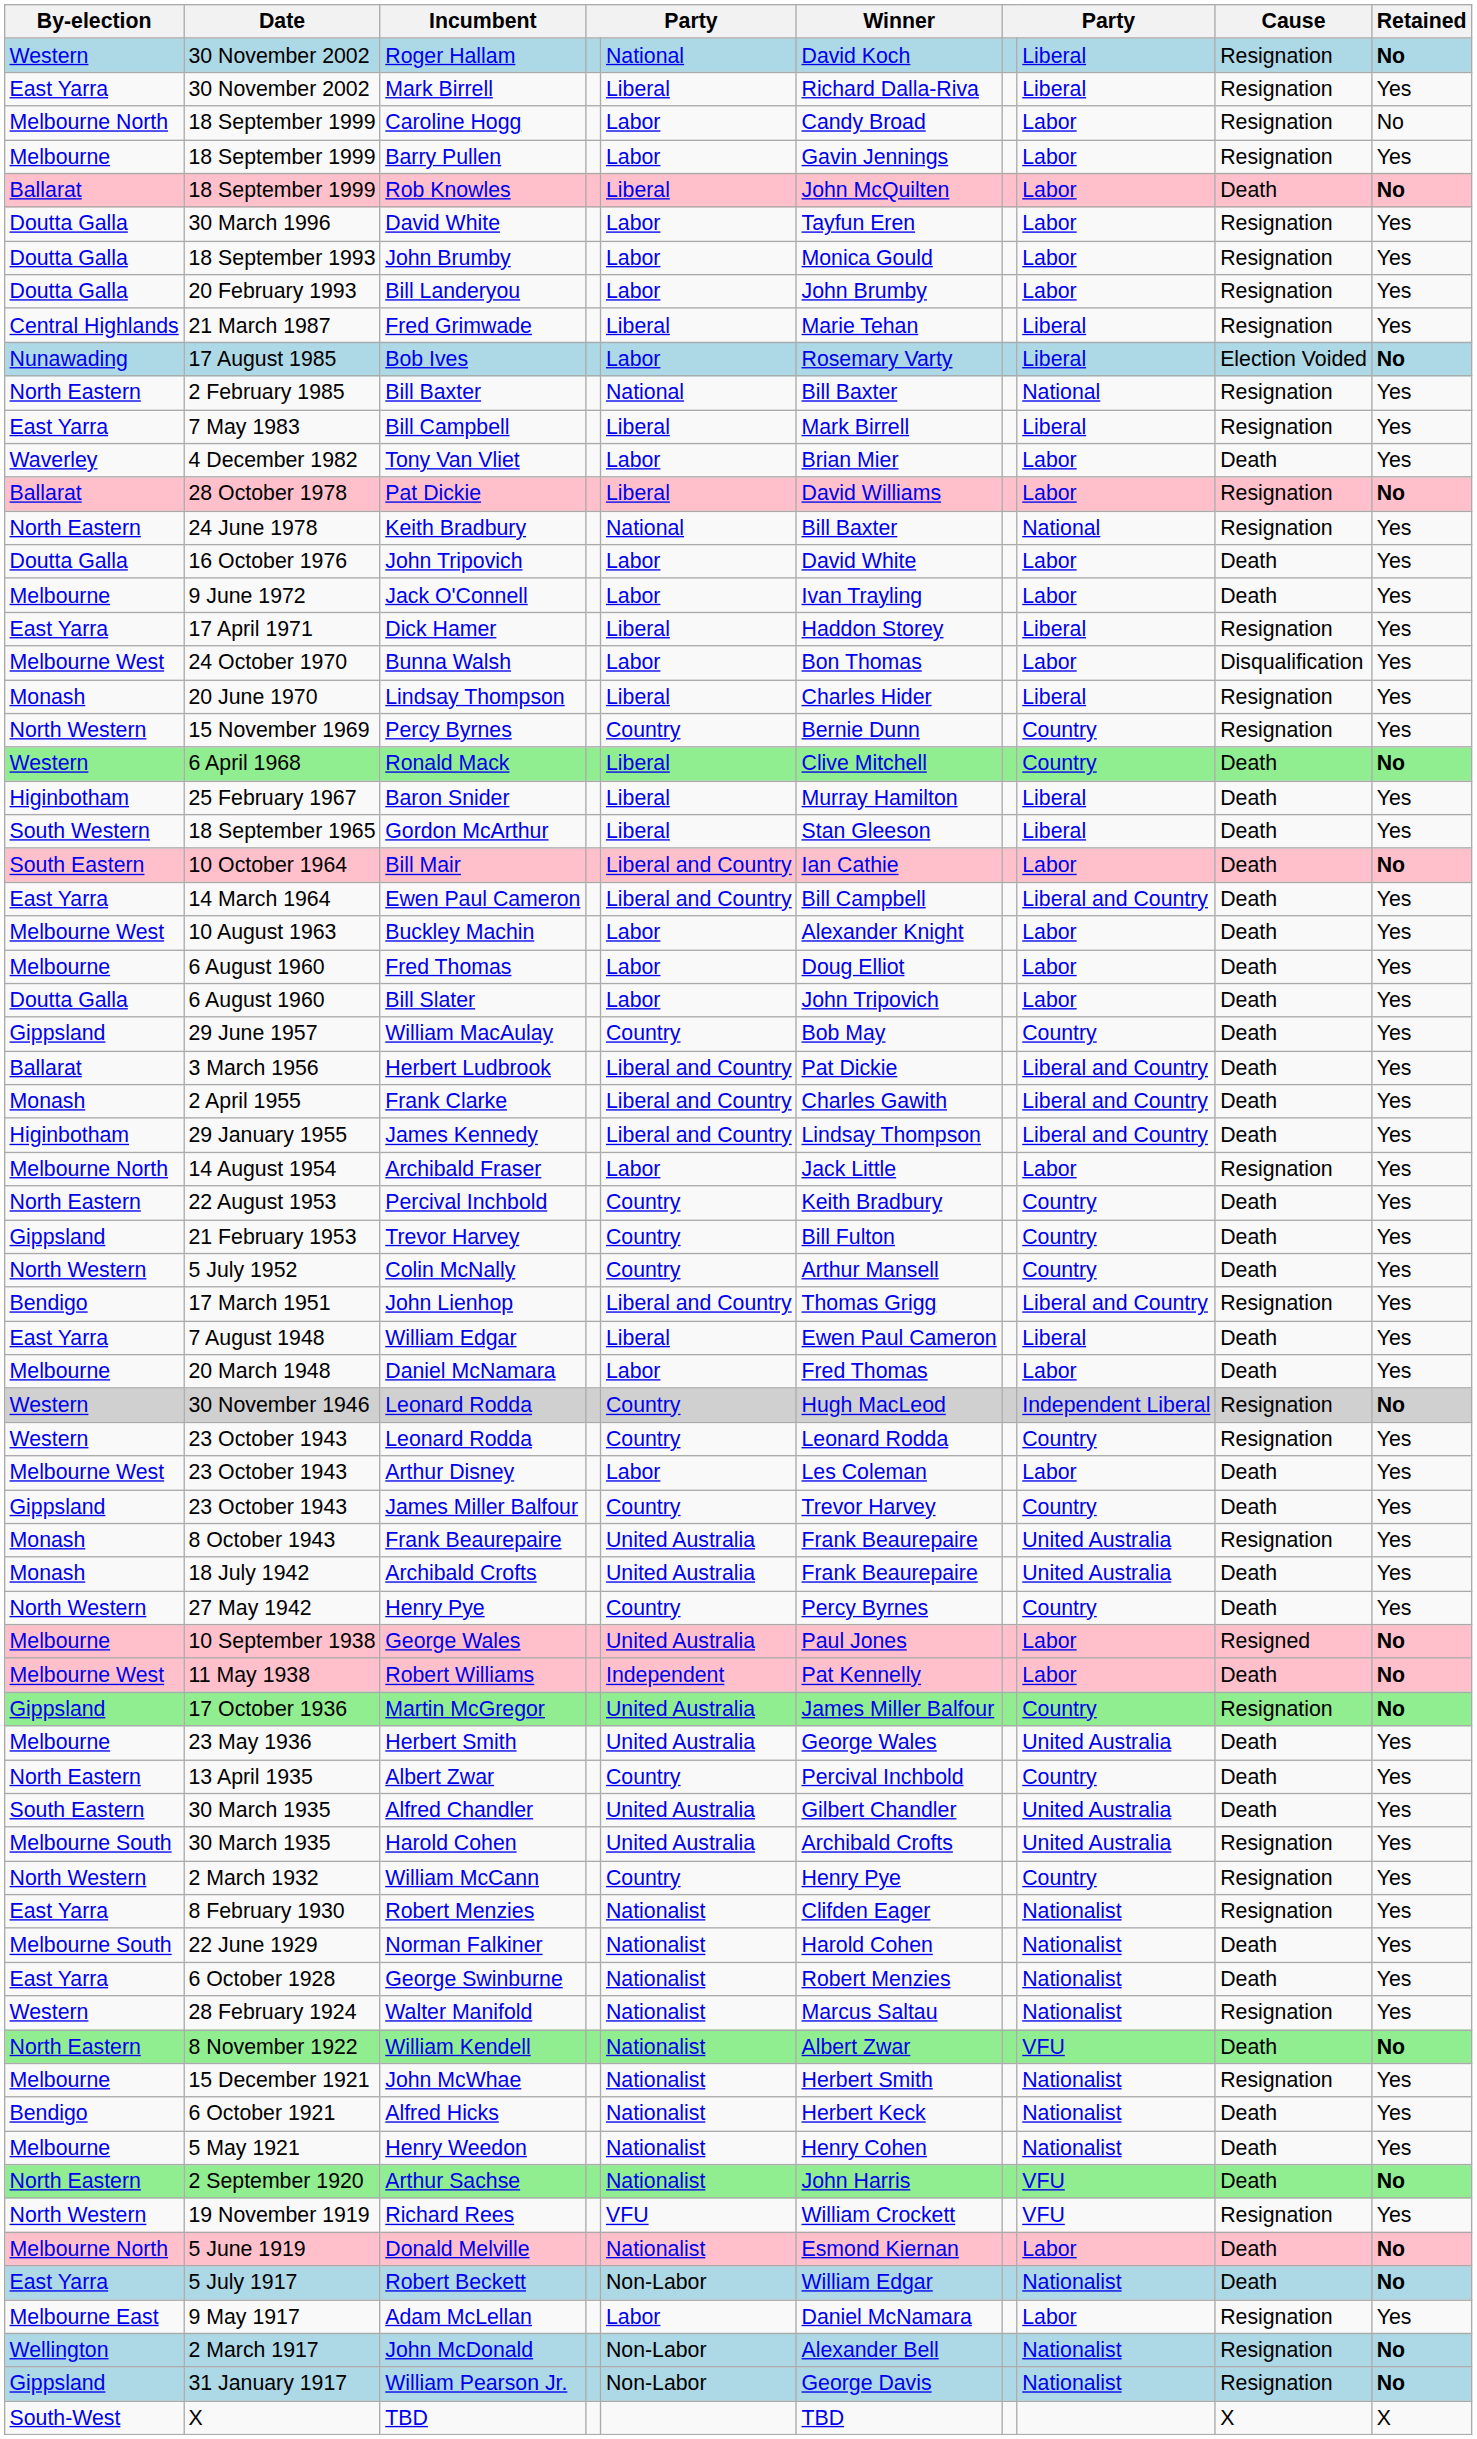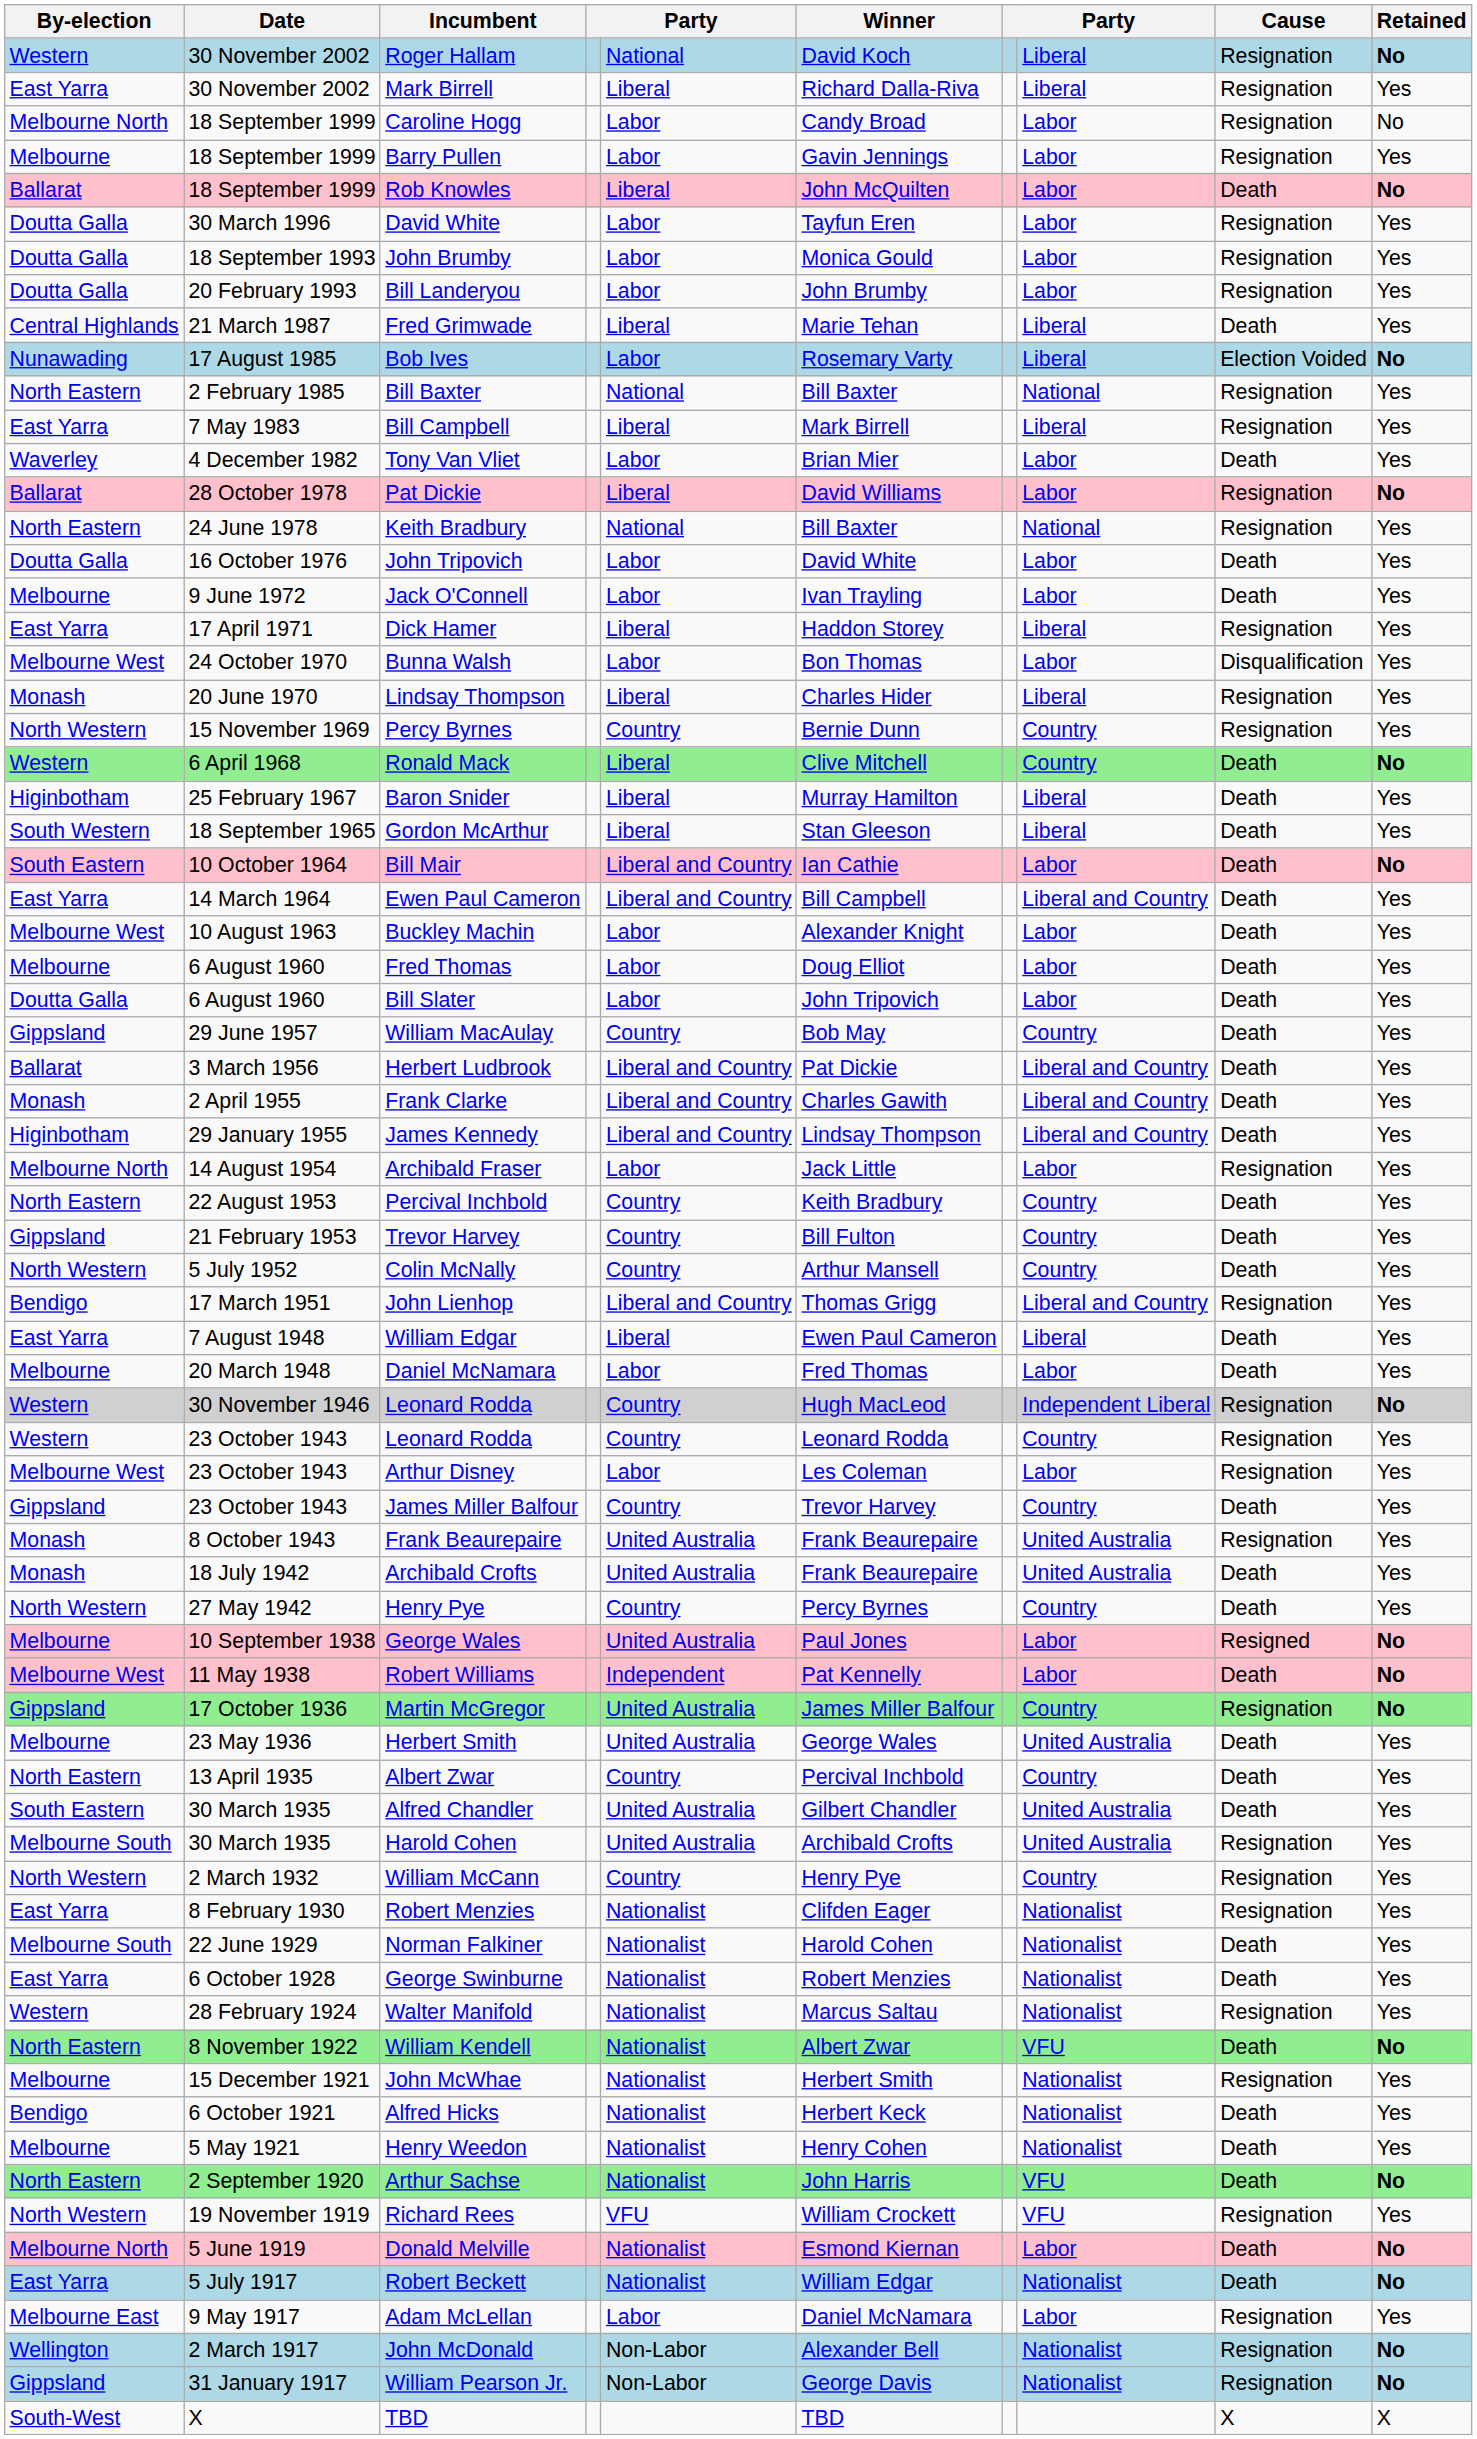(1276, 325) Resignation -> (1249, 325) Death
(1249, 1472) Death -> (1276, 1472) Resignation
(656, 2282) Non-Labor -> (656, 2282) Nationalist
